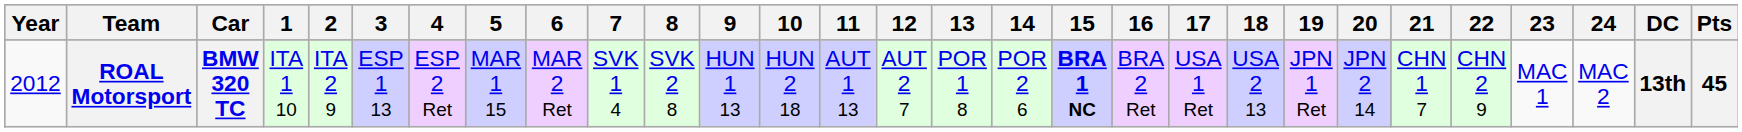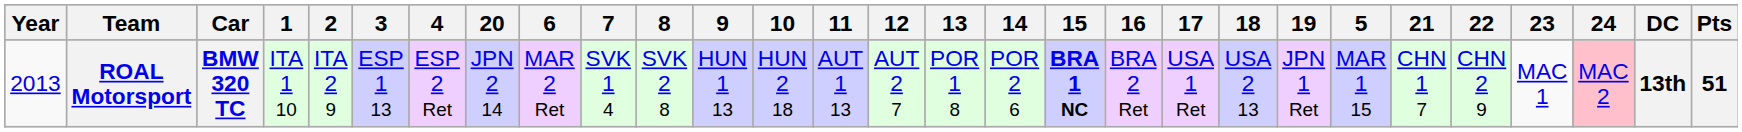columns swapped: (496, 22) <-> (1365, 22)
(35, 83) 2012 -> (35, 83) 2013
(1603, 83) no background -> (1603, 83) pink background
(1714, 83) 45 -> (1714, 83) 51
